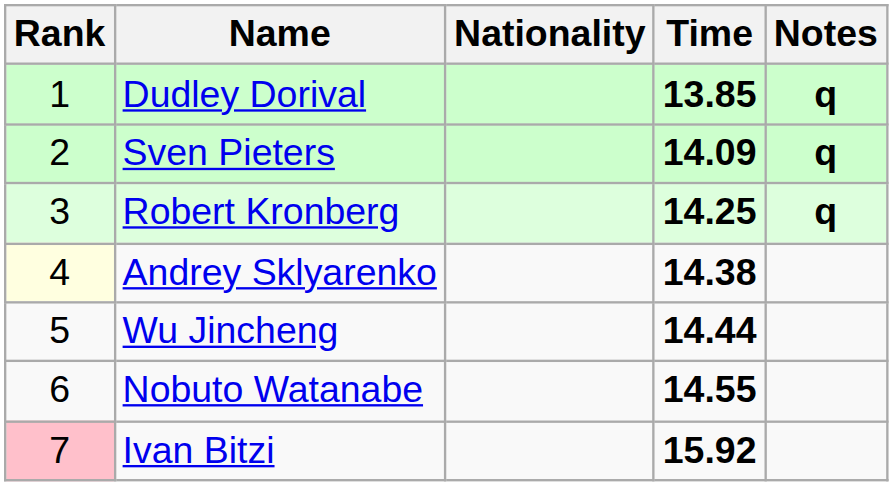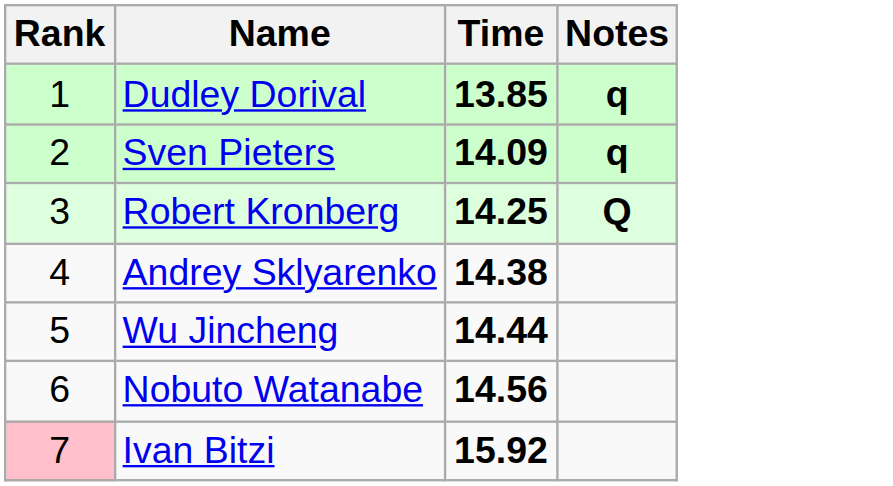- column: (550, 34)
(826, 212) q -> (617, 212) Q
(60, 271) lightyellow background -> (60, 271) no background
(710, 390) 14.55 -> (501, 390) 14.56
